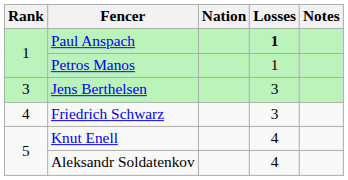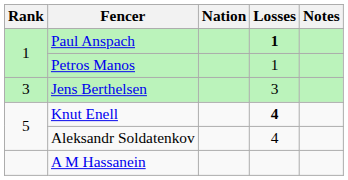- row: (107, 114)
(275, 138) normal -> (275, 114) bold
+ row: (98, 162)
